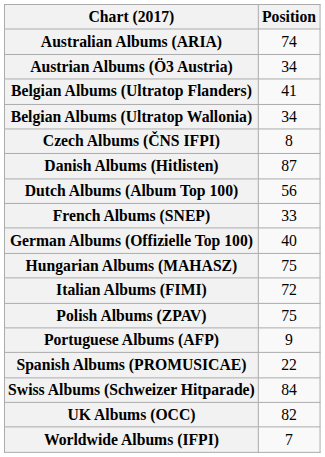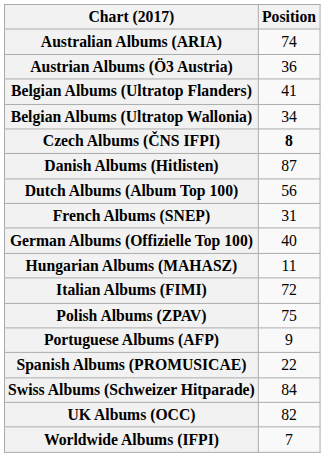(289, 66) 34 -> (289, 66) 36
(289, 141) normal -> (289, 141) bold
(289, 215) 33 -> (289, 215) 31
(289, 265) 75 -> (289, 265) 11
